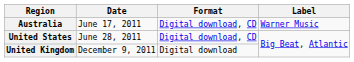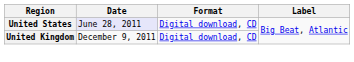- row: (40, 24)
(110, 37) no background -> (110, 24) lavender background
(198, 50) Digital download -> (208, 37) Digital download, CD
